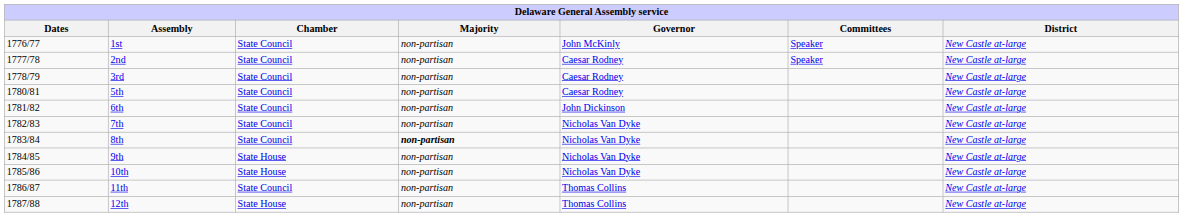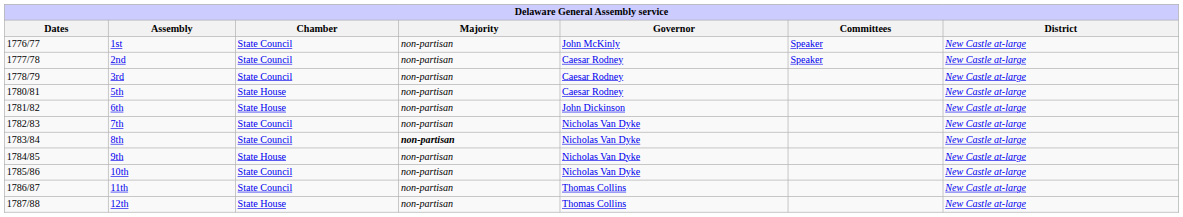(265, 92) State Council -> (262, 92) State House
(265, 108) State Council -> (262, 108) State House
(262, 172) State House -> (265, 172) State Council
